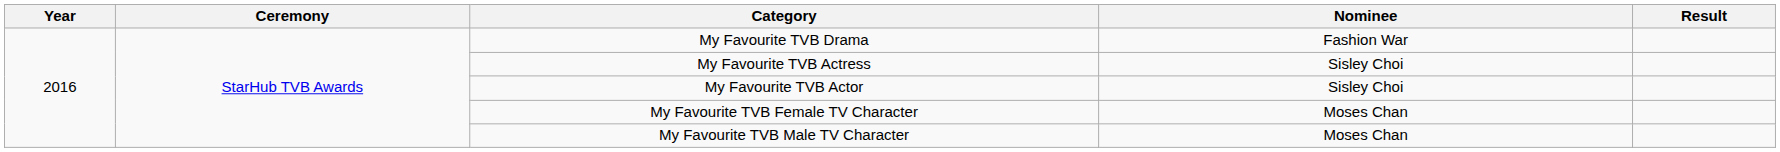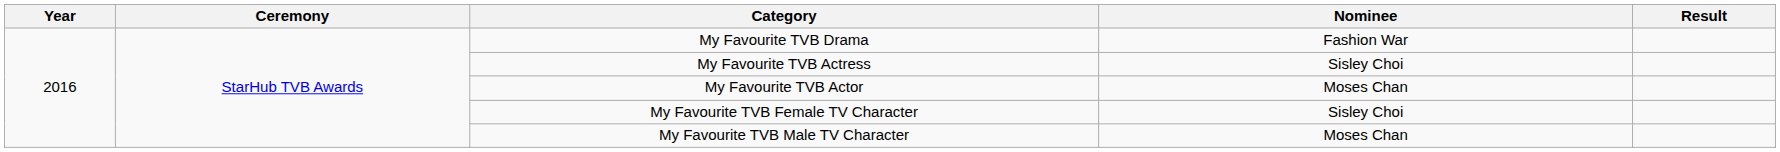(1366, 87) Sisley Choi -> (1366, 87) Moses Chan
(1366, 111) Moses Chan -> (1366, 111) Sisley Choi
